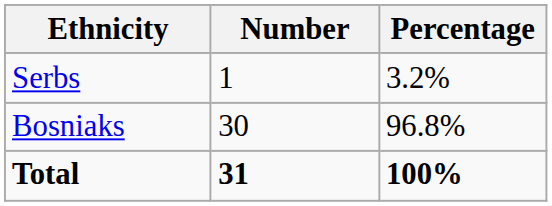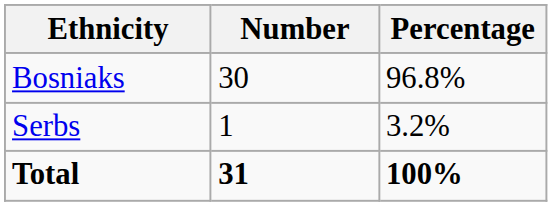rows swapped: (68, 126) <-> (46, 77)
